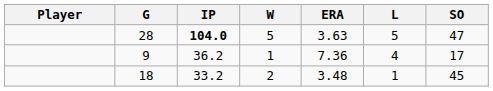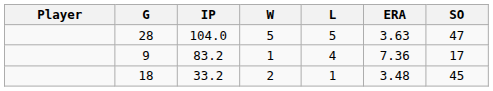columns swapped: (395, 15) <-> (333, 15)
(208, 35) bold -> (208, 35) normal
(208, 55) 36.2 -> (208, 55) 83.2
